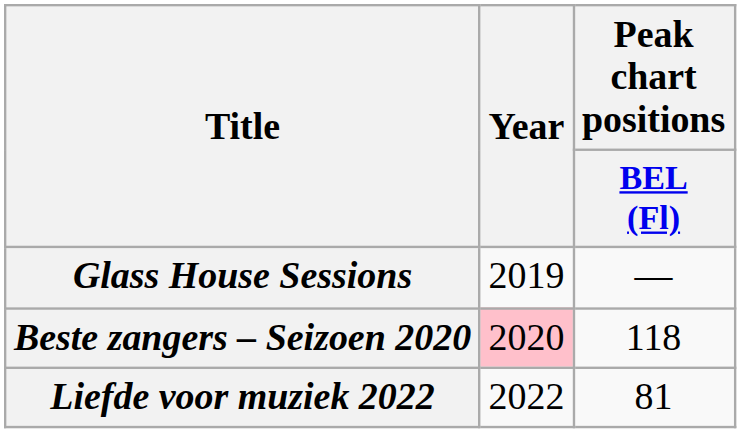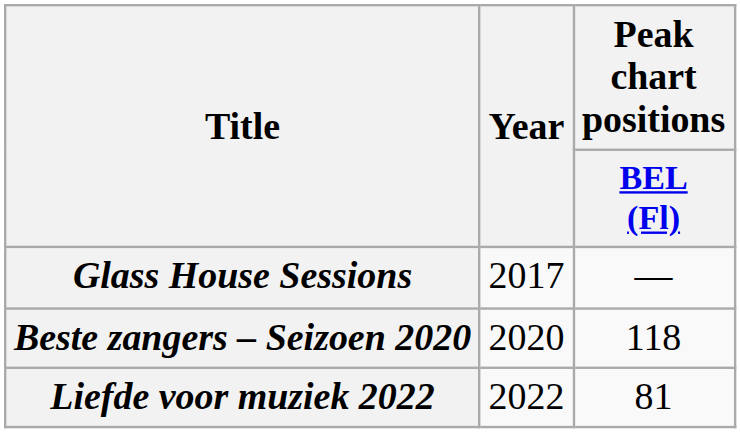(527, 276) 2019 -> (527, 276) 2017
(527, 336) pink background -> (527, 336) no background
